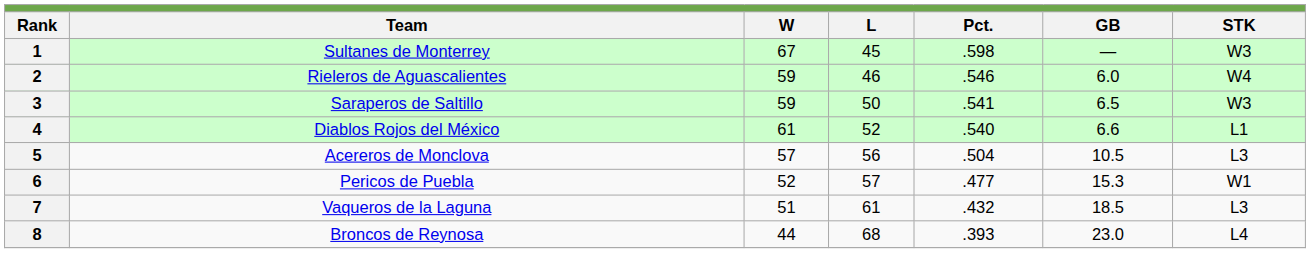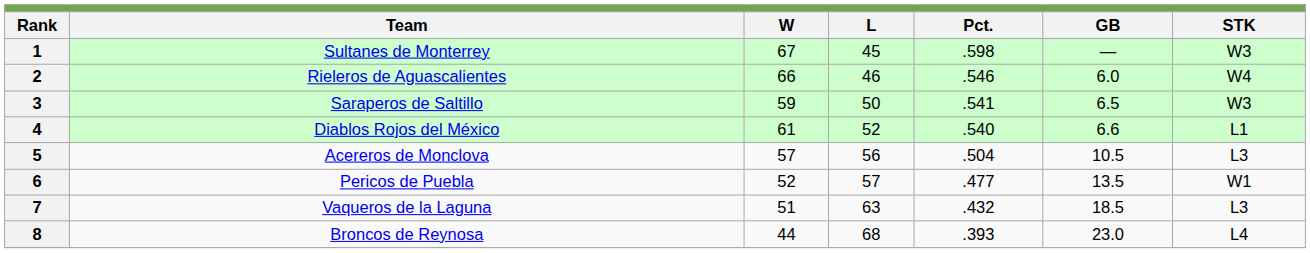(786, 77) 59 -> (786, 77) 66
(1108, 181) 15.3 -> (1108, 181) 13.5
(871, 208) 61 -> (871, 208) 63
